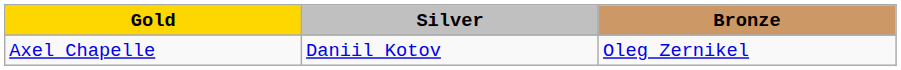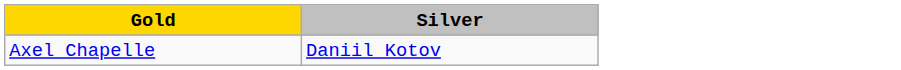- column: (747, 20)
